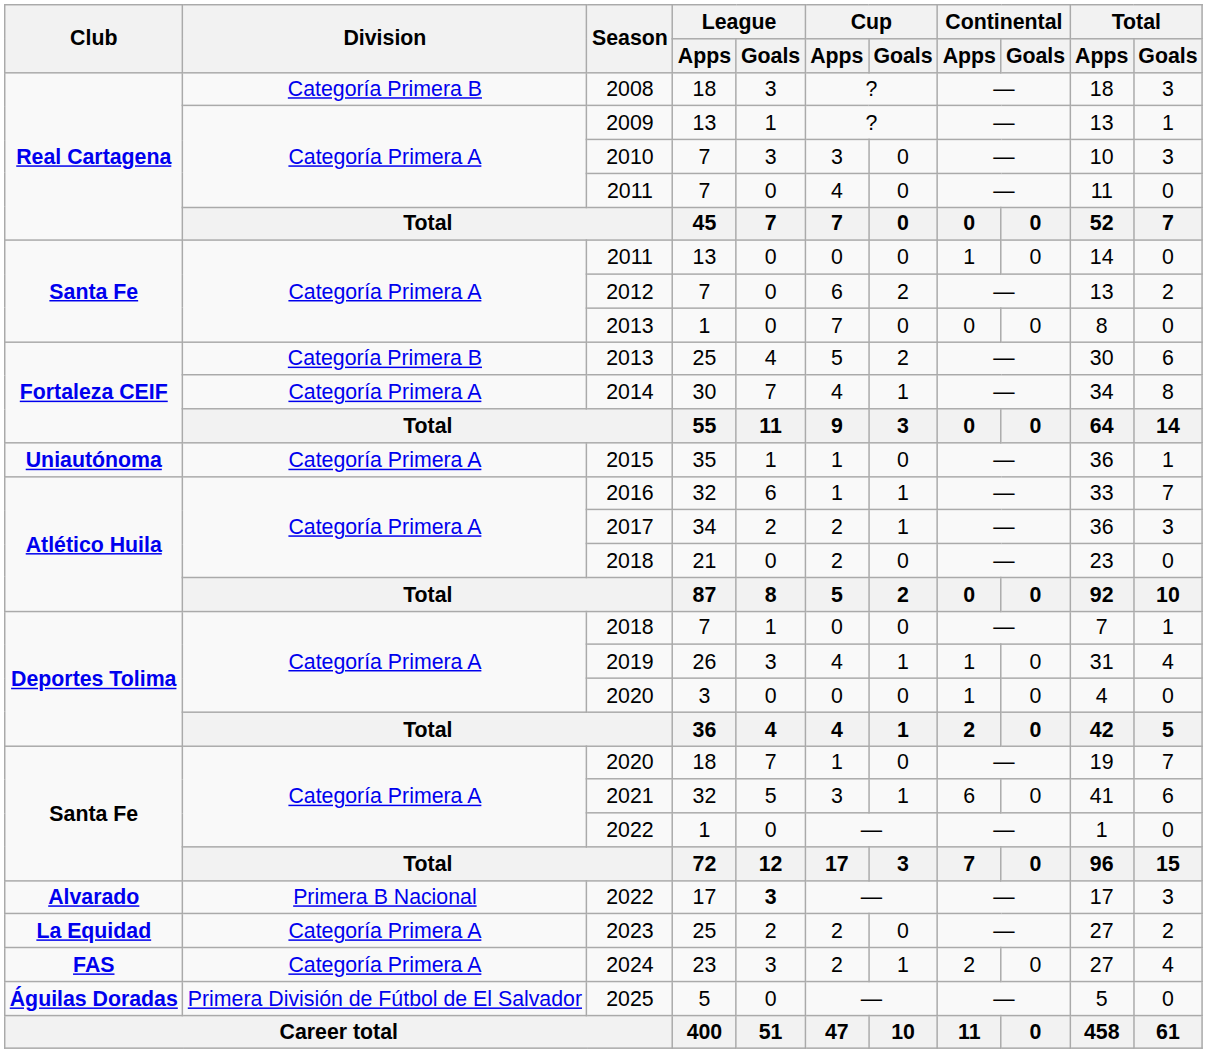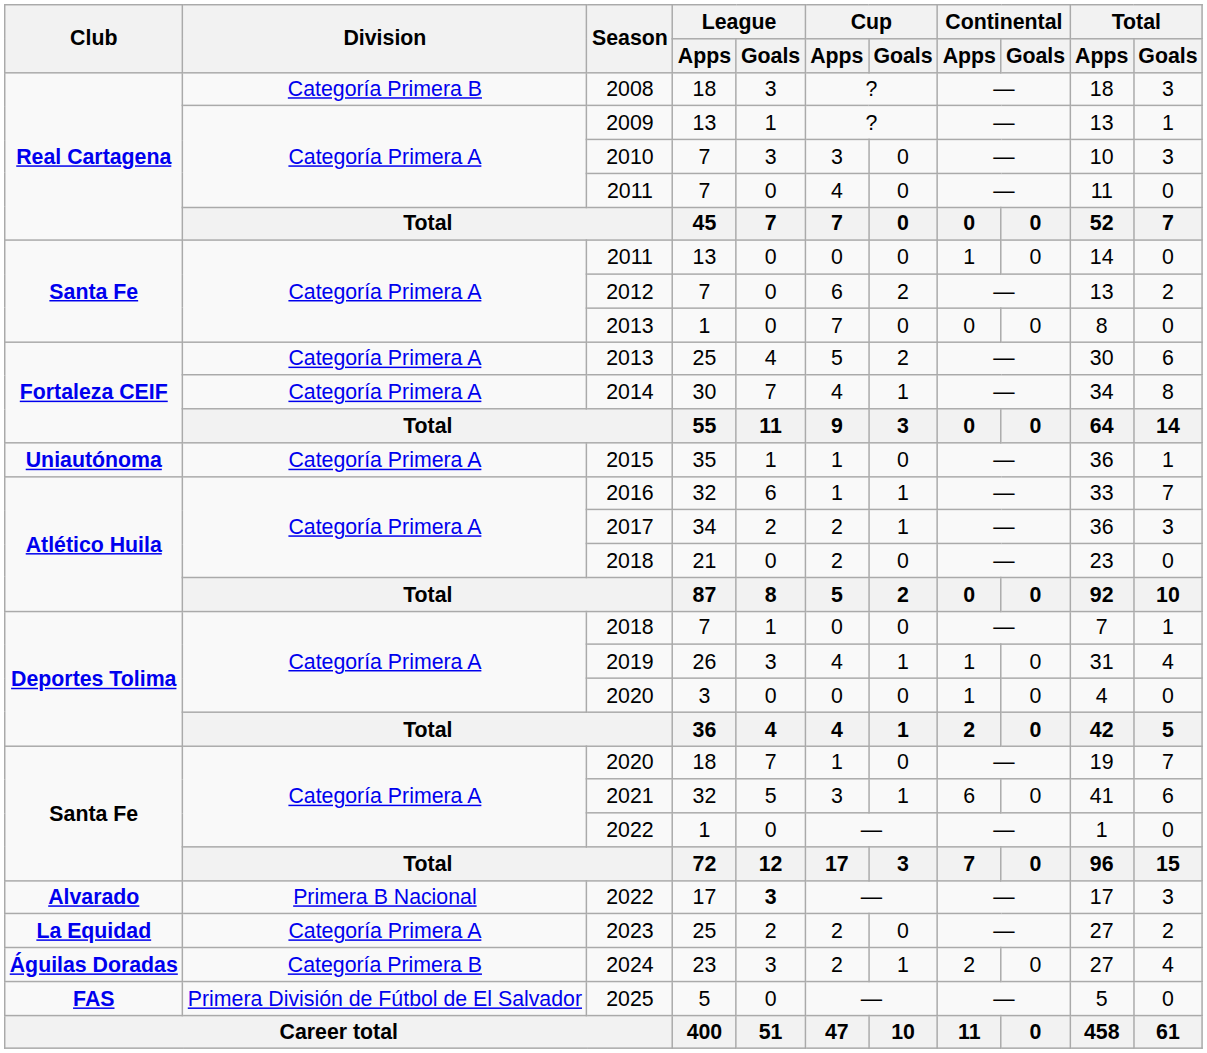(385, 359) Categoría Primera B -> (385, 359) Categoría Primera A
(94, 965) FAS -> (94, 965) Águilas Doradas
(385, 965) Categoría Primera A -> (385, 965) Categoría Primera B
(94, 998) Águilas Doradas -> (94, 998) FAS
